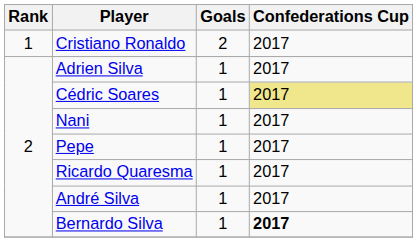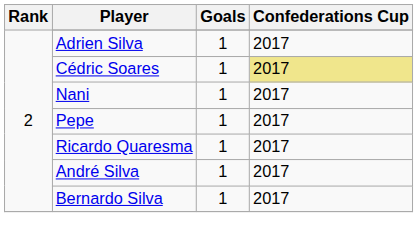- row: (121, 43)
(271, 224) bold -> (271, 198) normal
